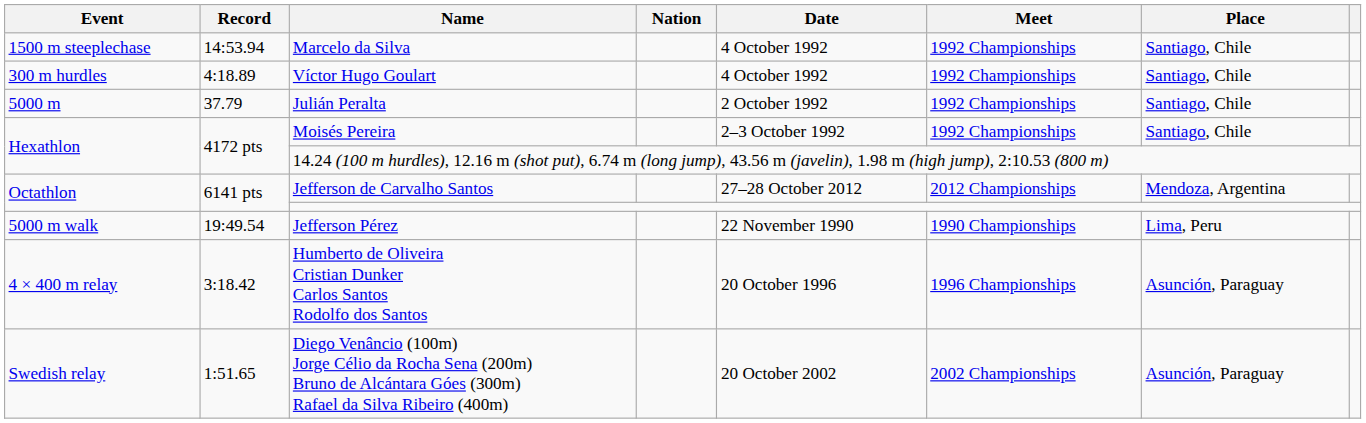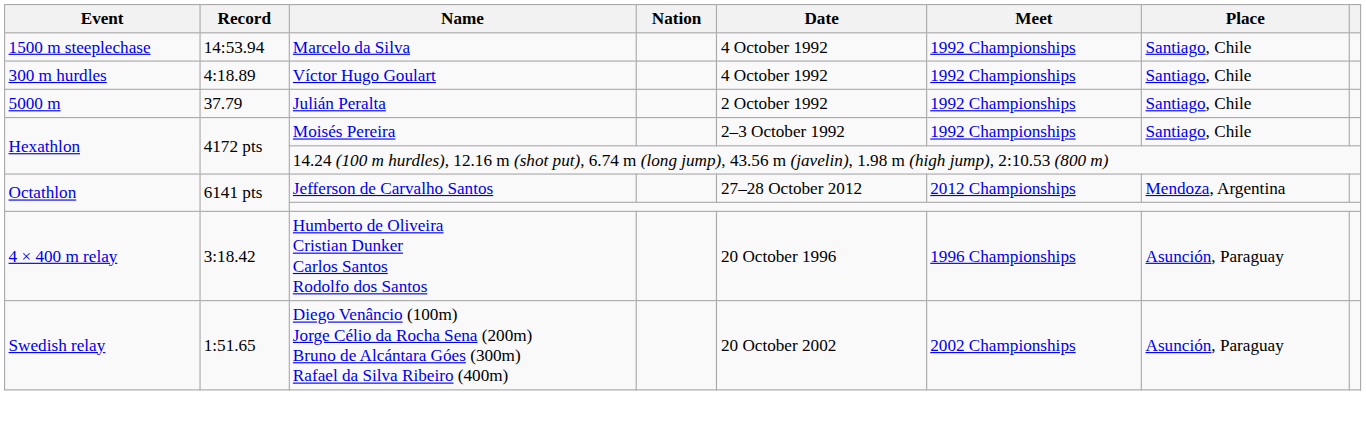- row: (345, 225)
